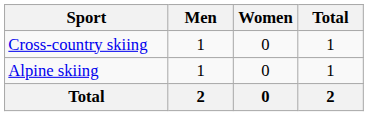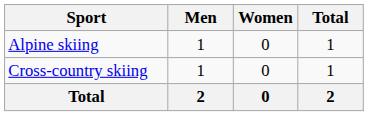rows swapped: (53, 70) <-> (78, 44)
